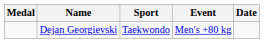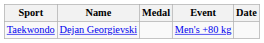columns swapped: (21, 13) <-> (146, 13)
